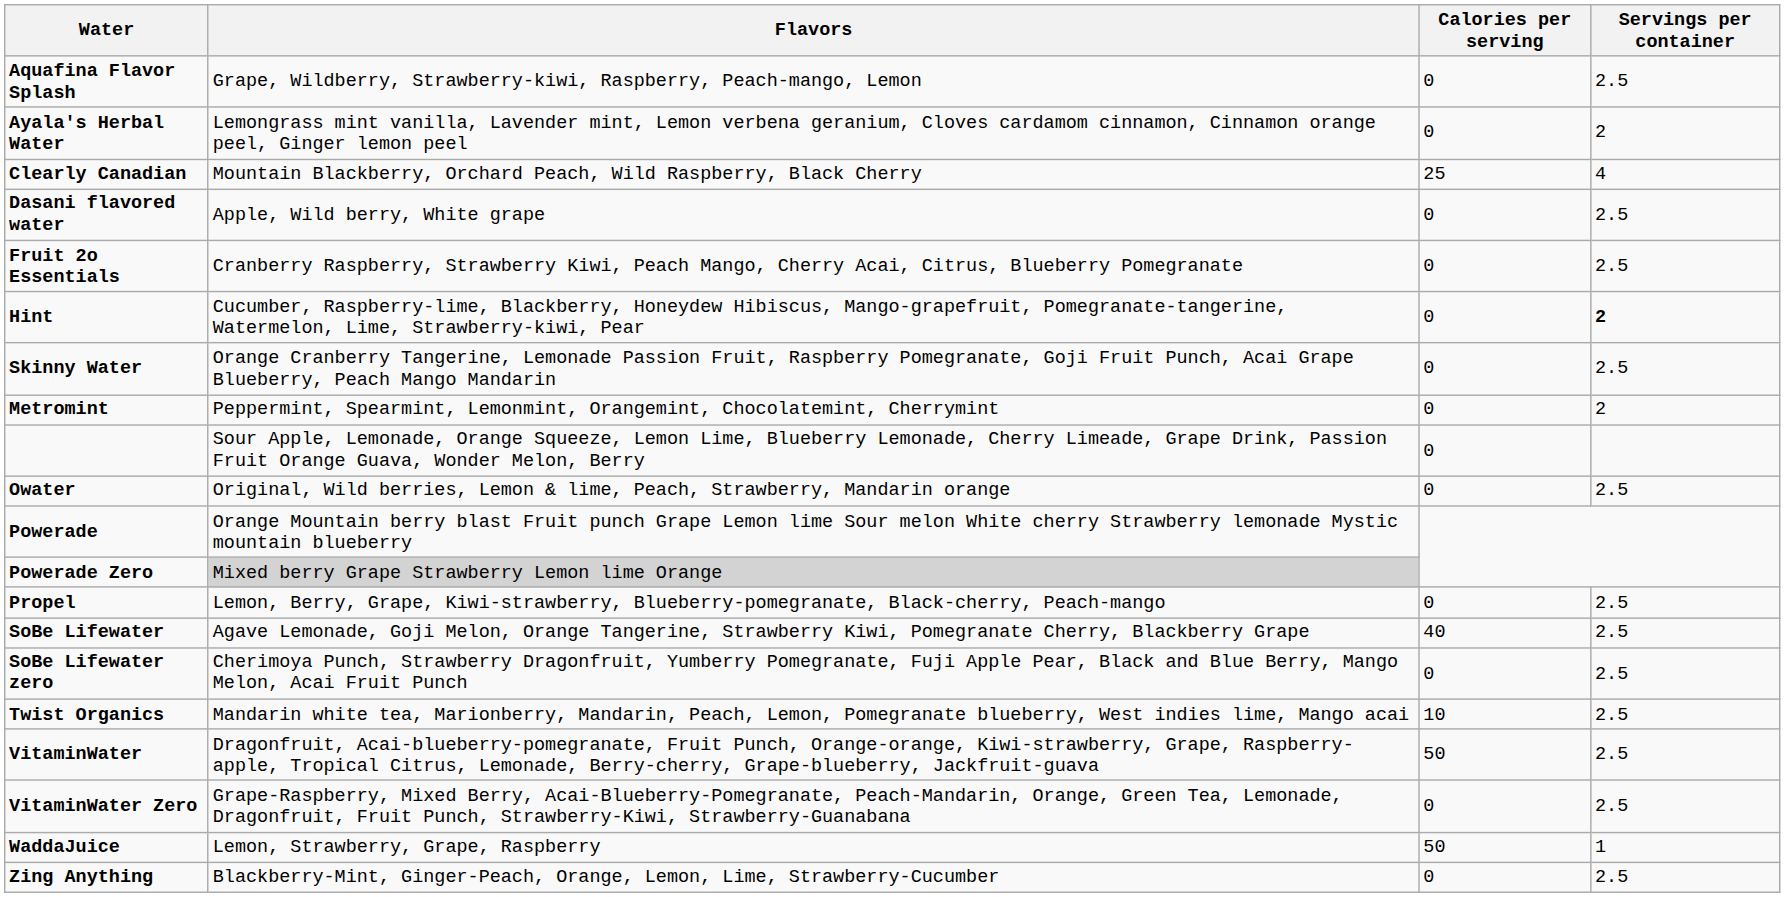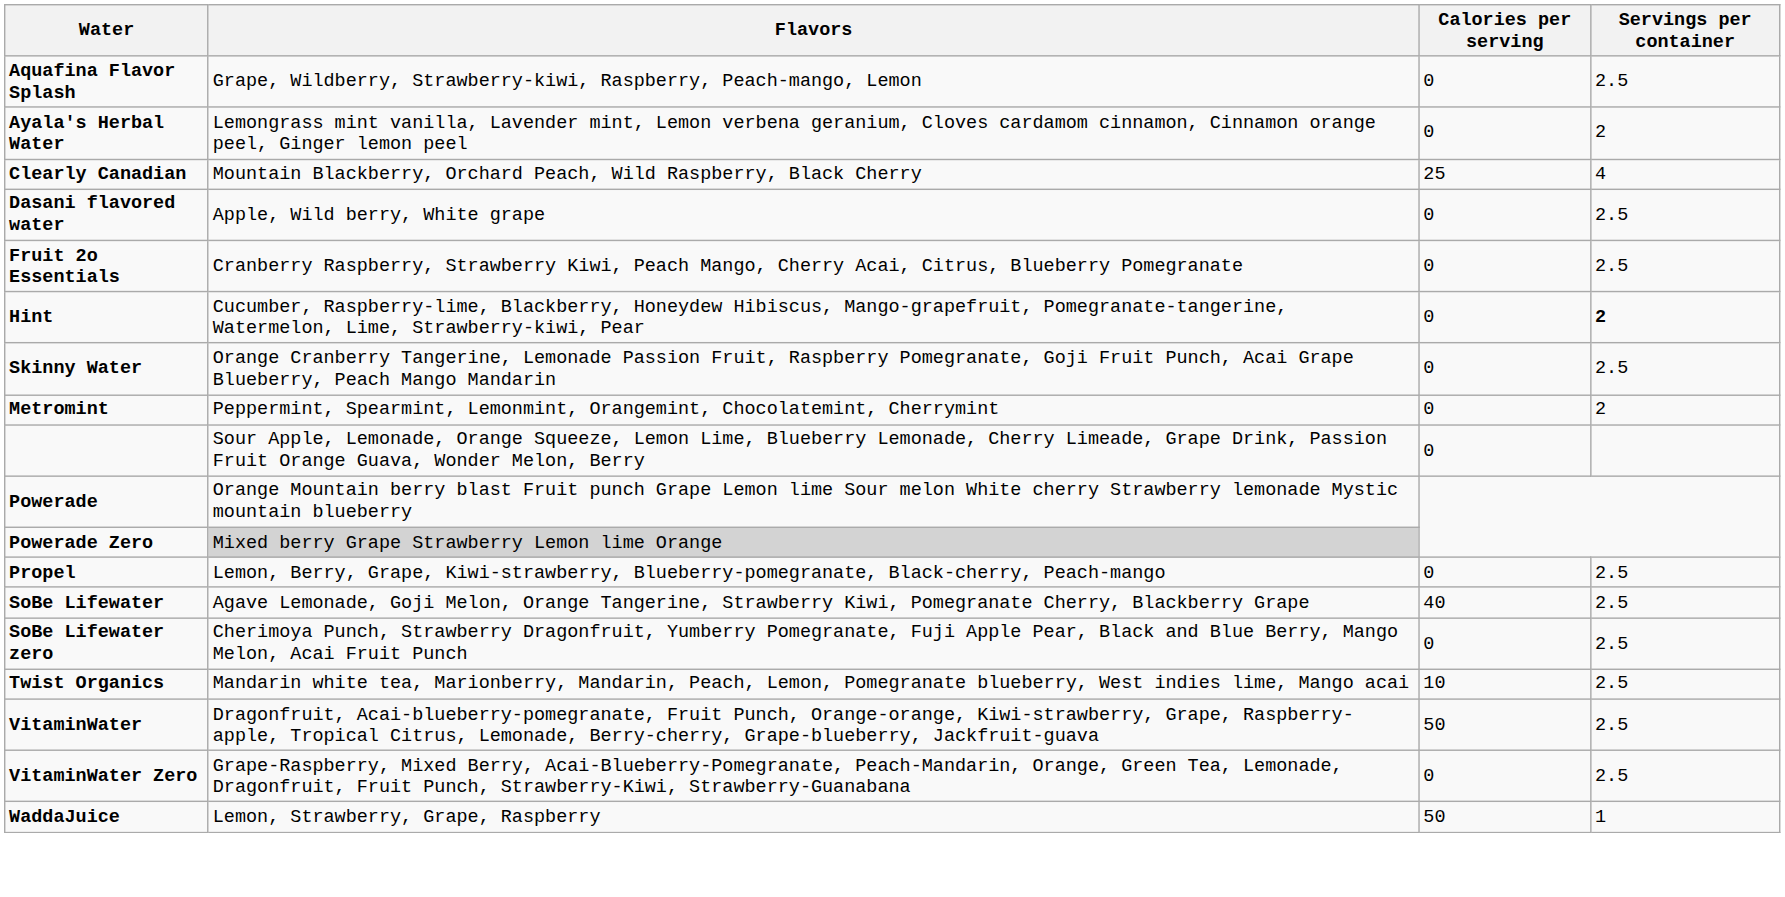- row: (42, 491)
- row: (81, 877)
